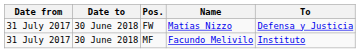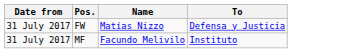- column: (106, 12)
